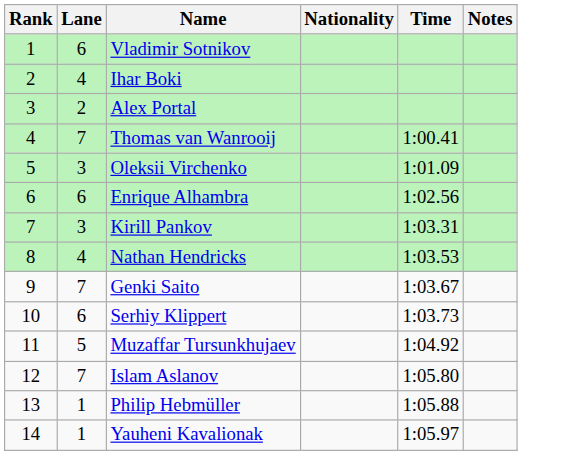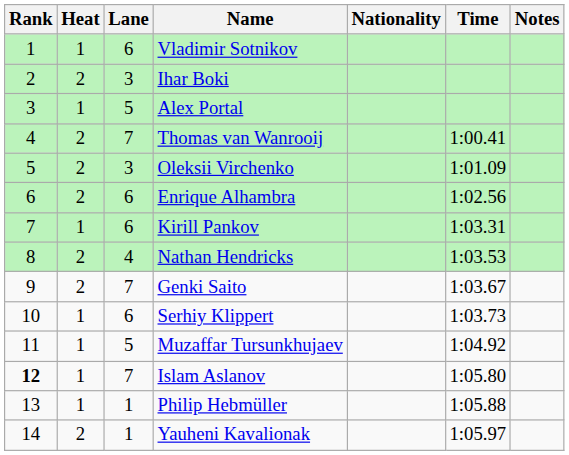+ column: (80, 19)
(82, 78) 4 -> (129, 78) 3
(82, 108) 2 -> (129, 108) 5
(82, 227) 3 -> (129, 227) 6
(31, 375) normal -> (31, 375) bold
